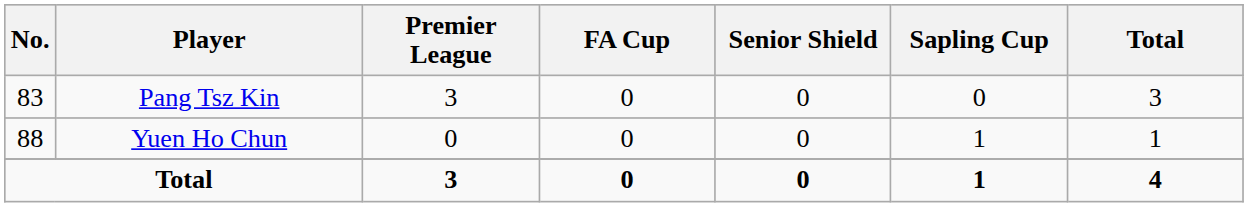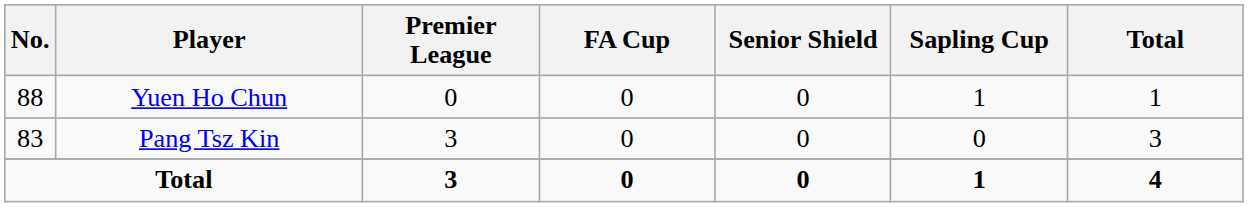rows swapped: (209, 96) <-> (209, 138)
